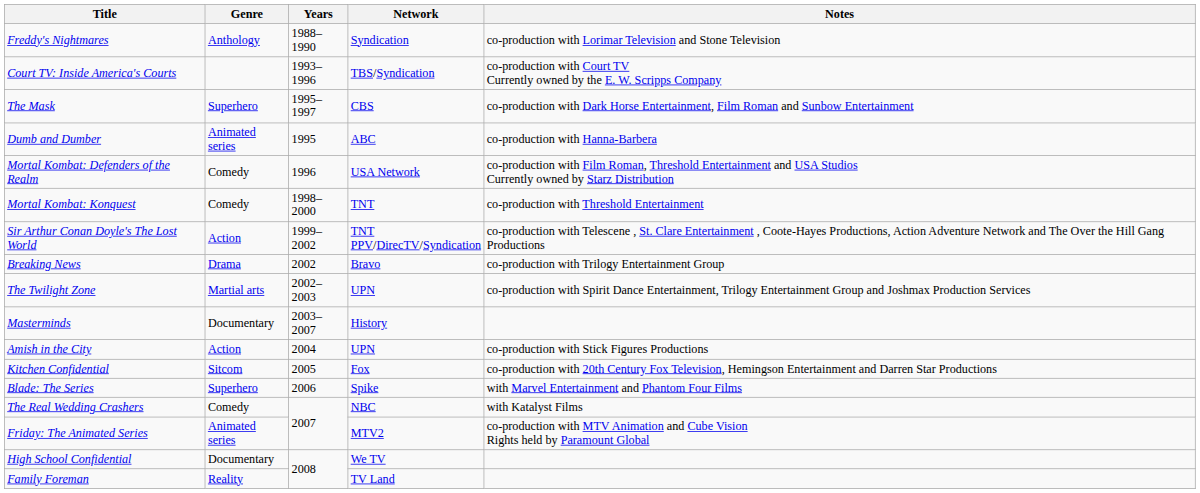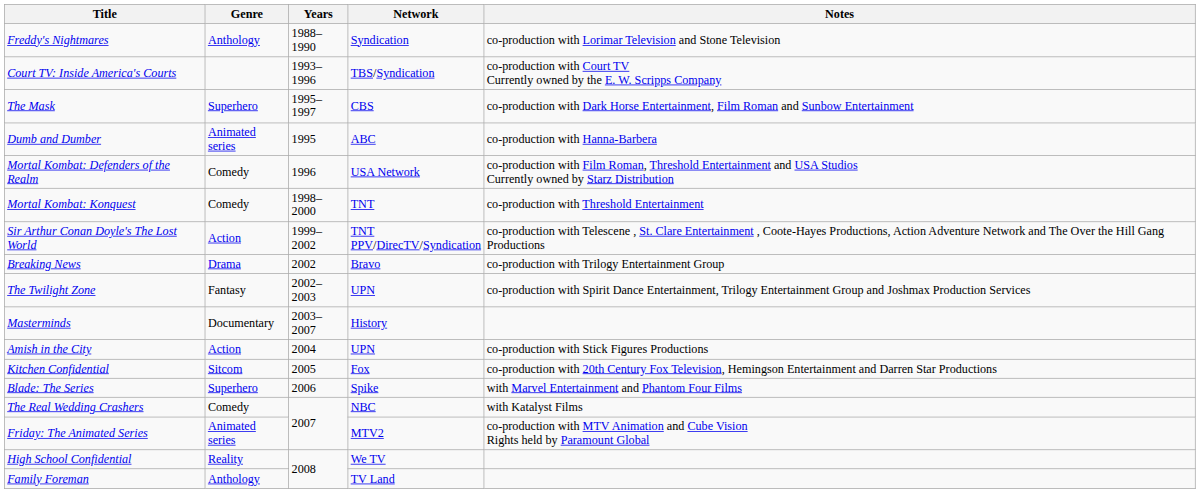(236, 290) Martial arts -> (227, 290) Fantasy
(241, 459) Documentary -> (225, 459) Reality
(225, 478) Reality -> (234, 478) Anthology
